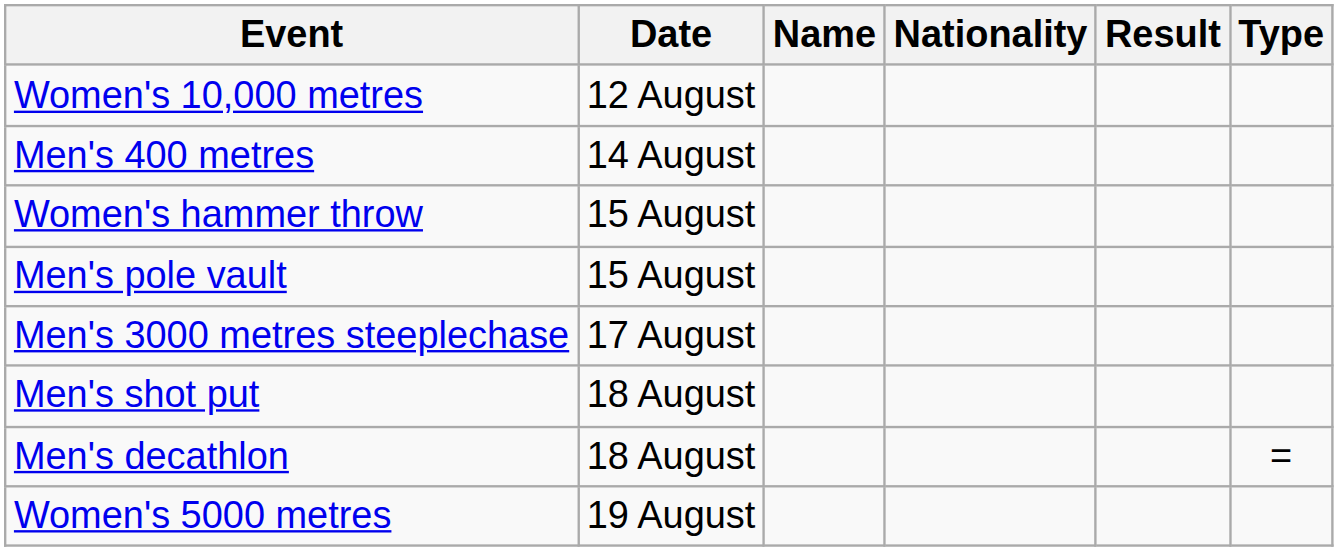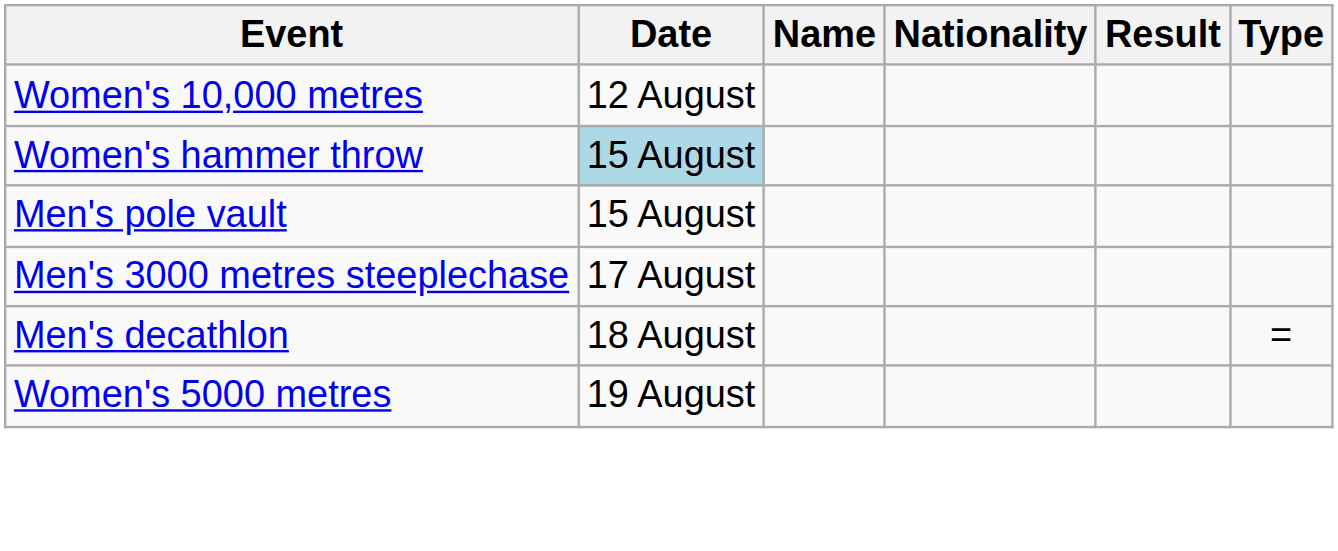- row: (164, 154)
(671, 214) no background -> (671, 154) lightblue background
- row: (137, 395)
